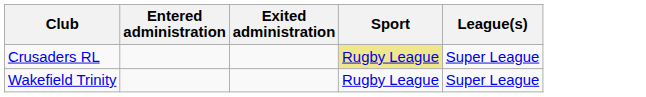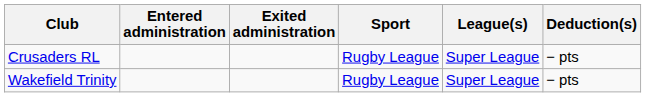+ column: (592, 24)
(391, 56) khaki background -> (391, 56) no background
